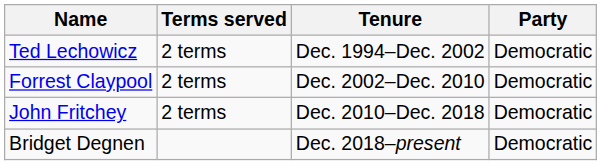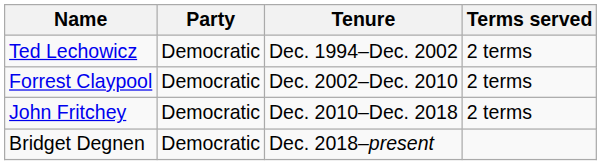columns swapped: (543, 19) <-> (224, 19)
